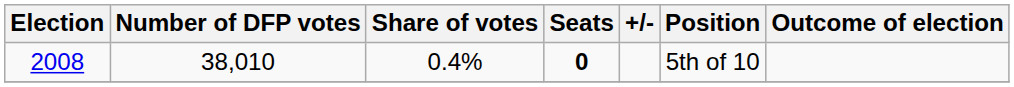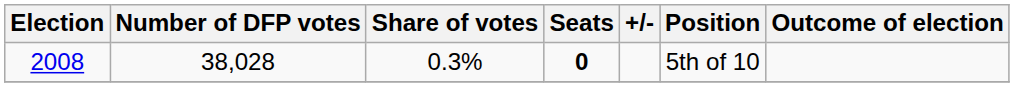(238, 61) 38,010 -> (238, 61) 38,028
(455, 61) 0.4% -> (455, 61) 0.3%
